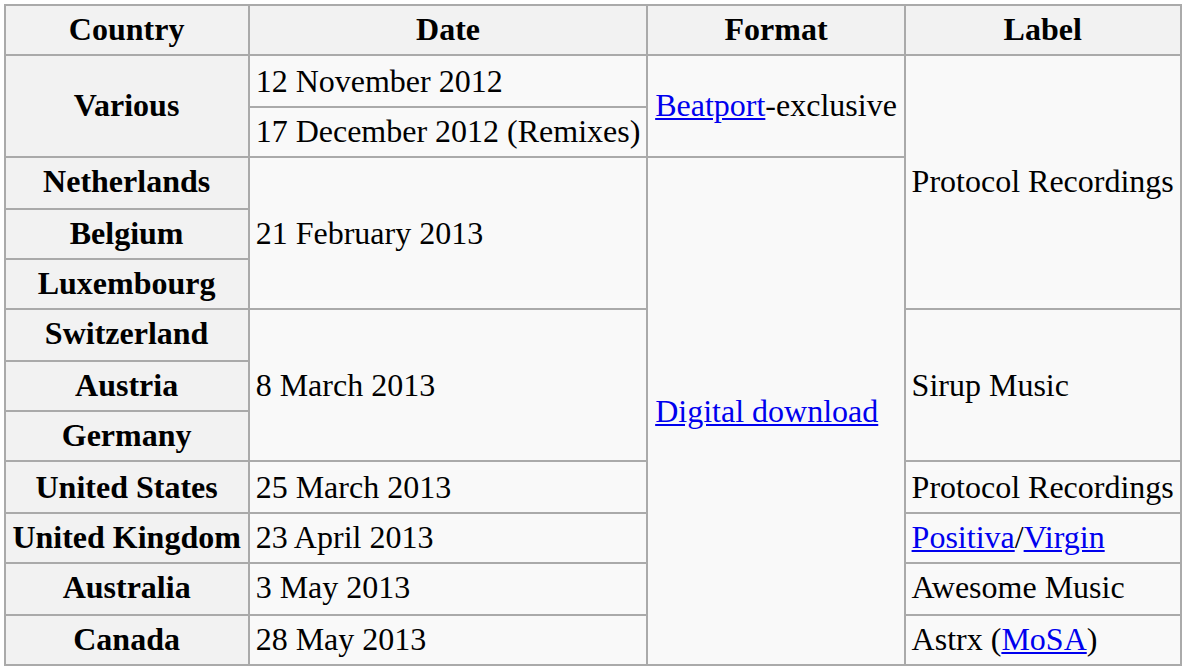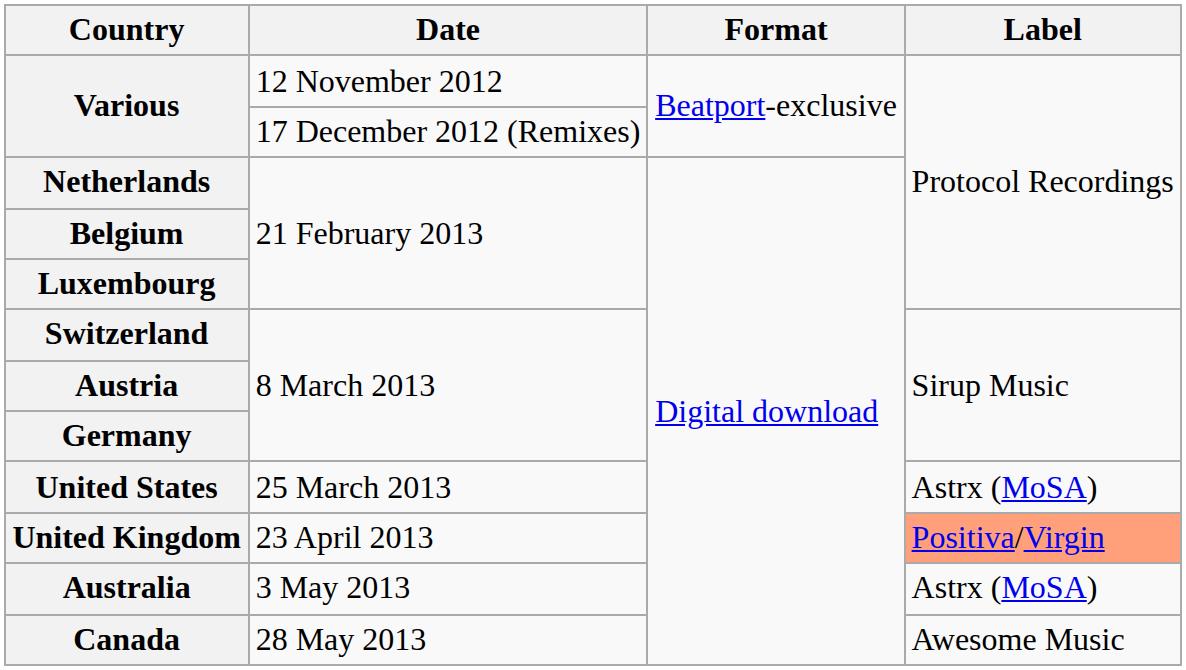(1043, 486) Protocol Recordings -> (1004, 486) Astrx (MoSA)
(1008, 537) no background -> (1008, 537) lightsalmon background
(1018, 588) Awesome Music -> (1004, 588) Astrx (MoSA)
(1004, 638) Astrx (MoSA) -> (1018, 638) Awesome Music
